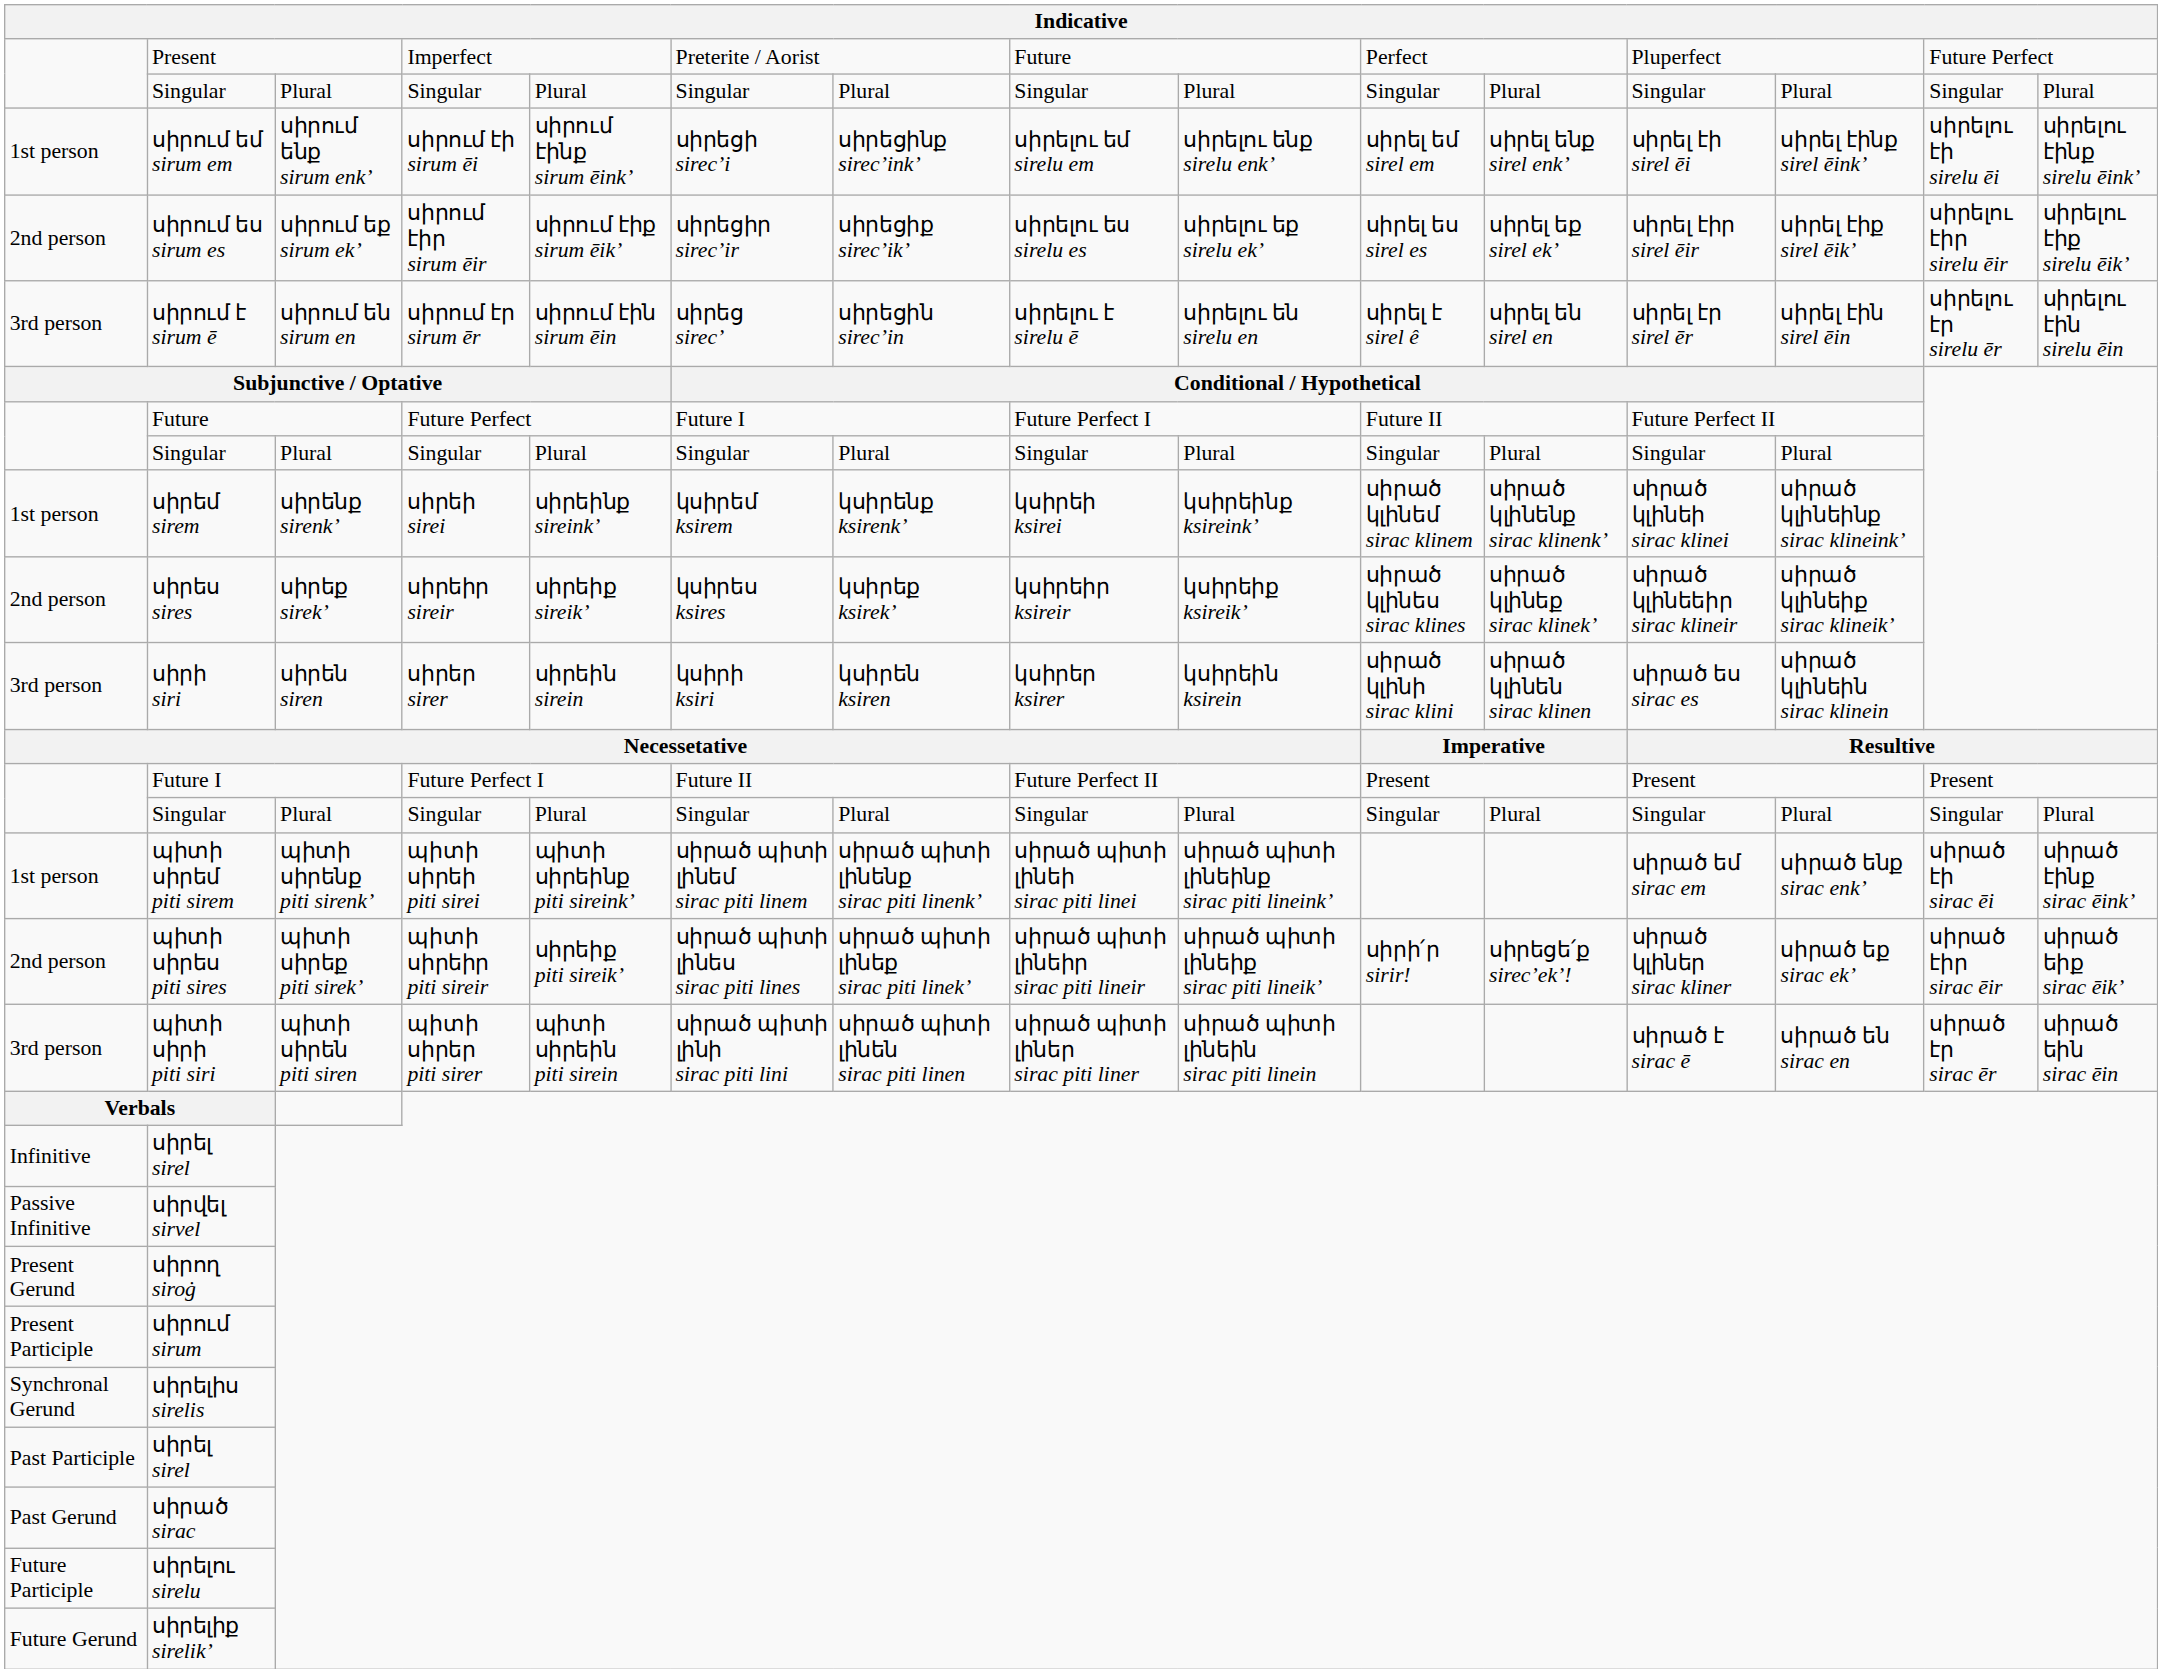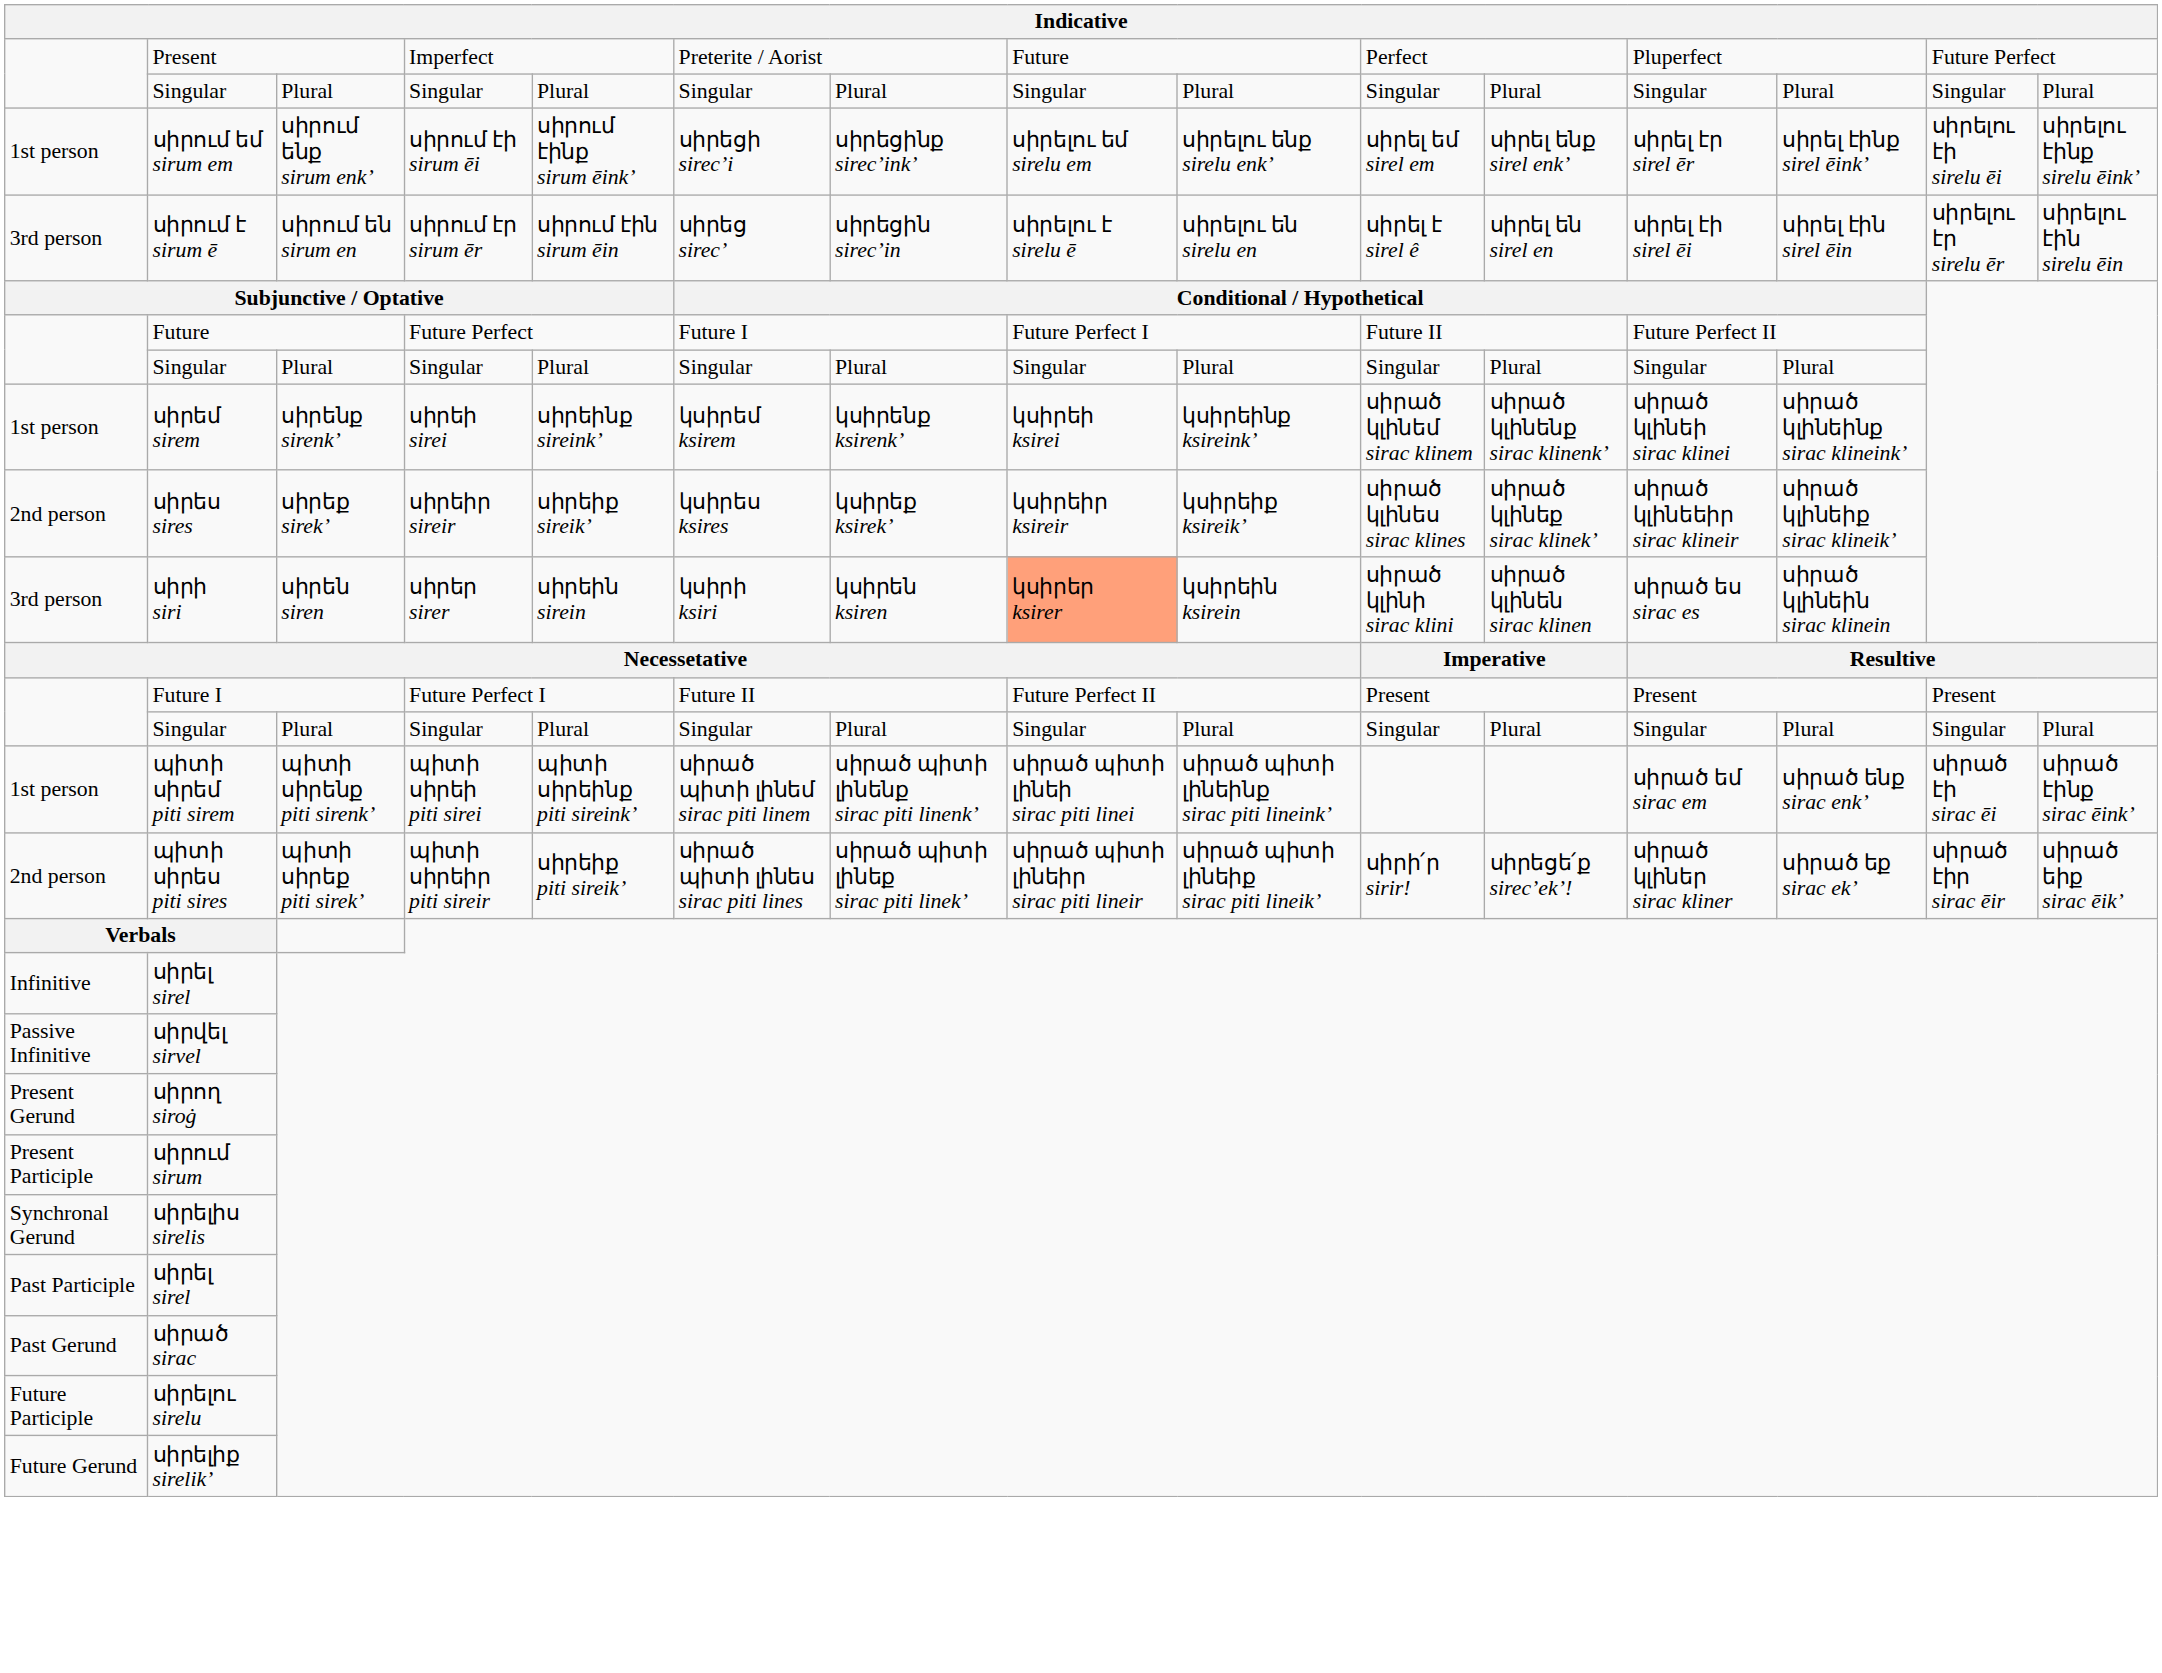(1676, 151) սիրել էի sirel ēi -> (1678, 151) սիրել էր sirel ēr
- row: (58, 237)
(1676, 324) սիրել էր sirel ēr -> (1678, 237) սիրել էի sirel ēi
(1055, 686) no background -> (1053, 600) lightsalmon background
- row: (56, 1047)
